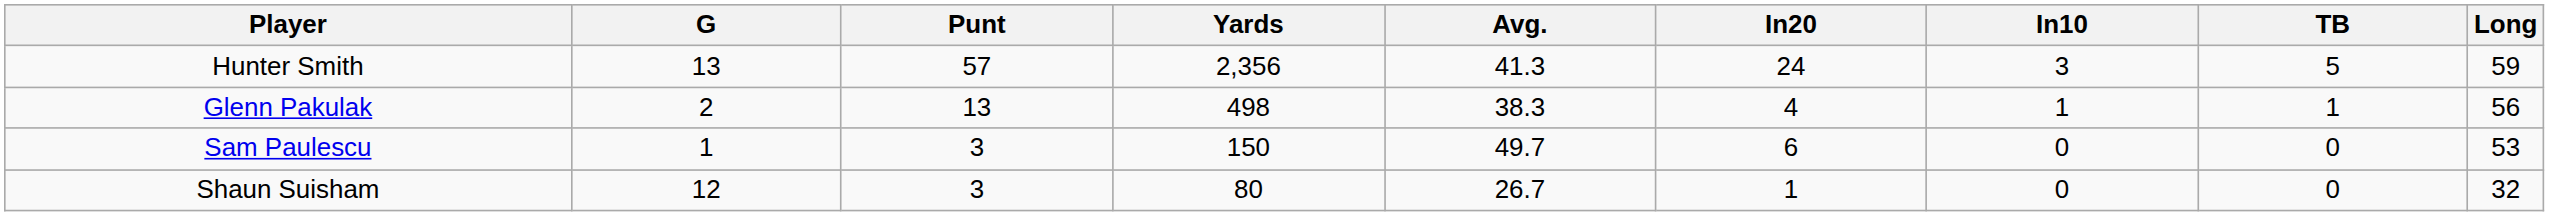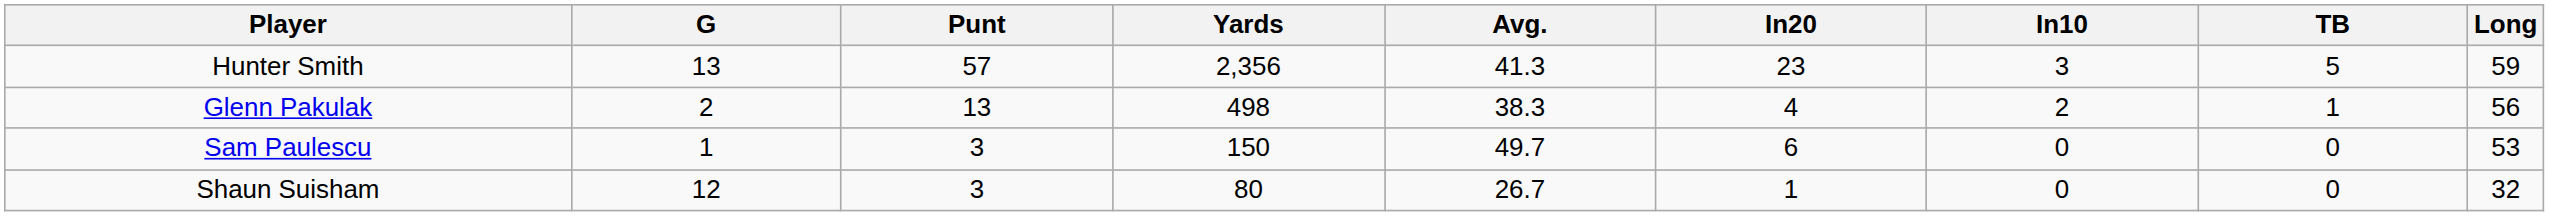(1791, 66) 24 -> (1791, 66) 23
(2062, 107) 1 -> (2062, 107) 2
